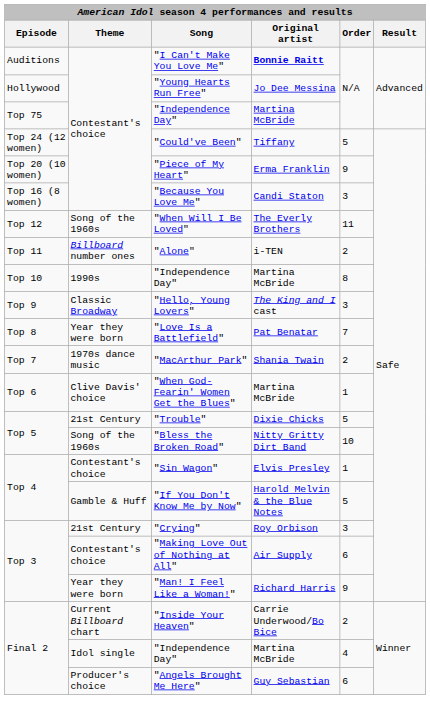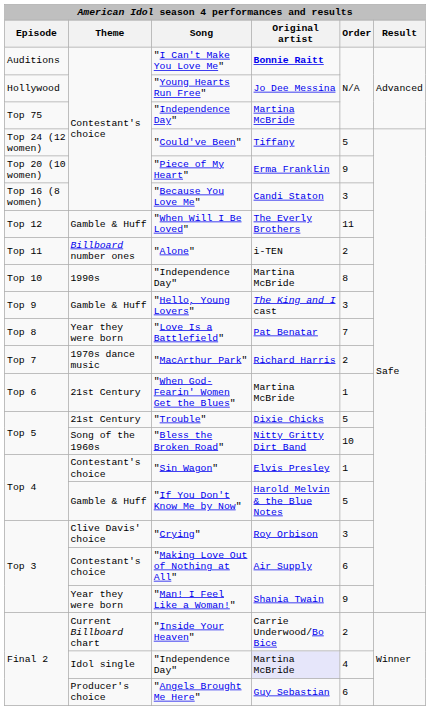(103, 224) Song of the 1960s -> (109, 224) Gamble & Huff
(94, 305) Classic Broadway -> (109, 305) Gamble & Huff
(289, 360) Shania Twain -> (295, 360) Richard Harris
(106, 392) Clive Davis' choice -> (106, 392) 21st Century
(106, 528) 21st Century -> (106, 534) Clive Davis' choice
(295, 588) Richard Harris -> (289, 599) Shania Twain
(274, 653) no background -> (274, 665) lavender background
